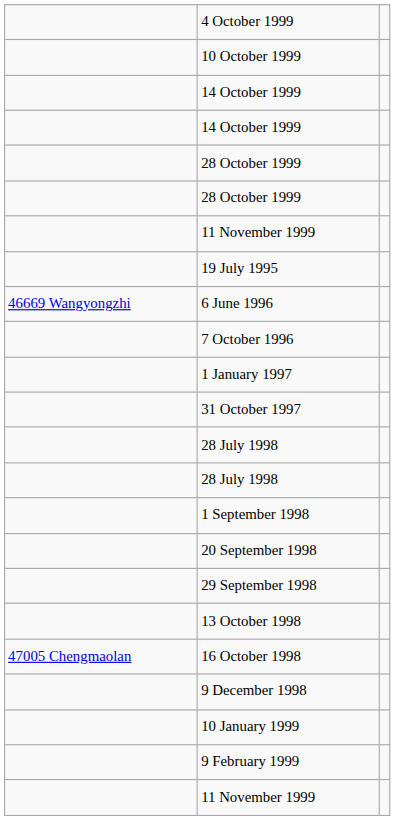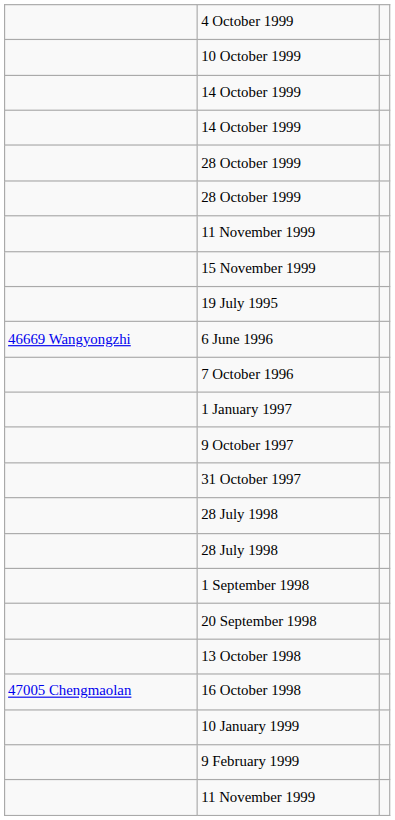+ row: (101, 269)
+ row: (101, 445)
- row: (101, 586)
- row: (101, 692)
